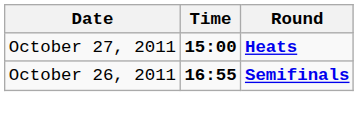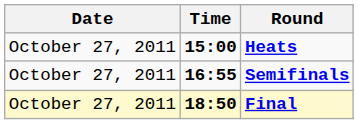(92, 76) October 26, 2011 -> (92, 76) October 27, 2011
+ row: (271, 104)
